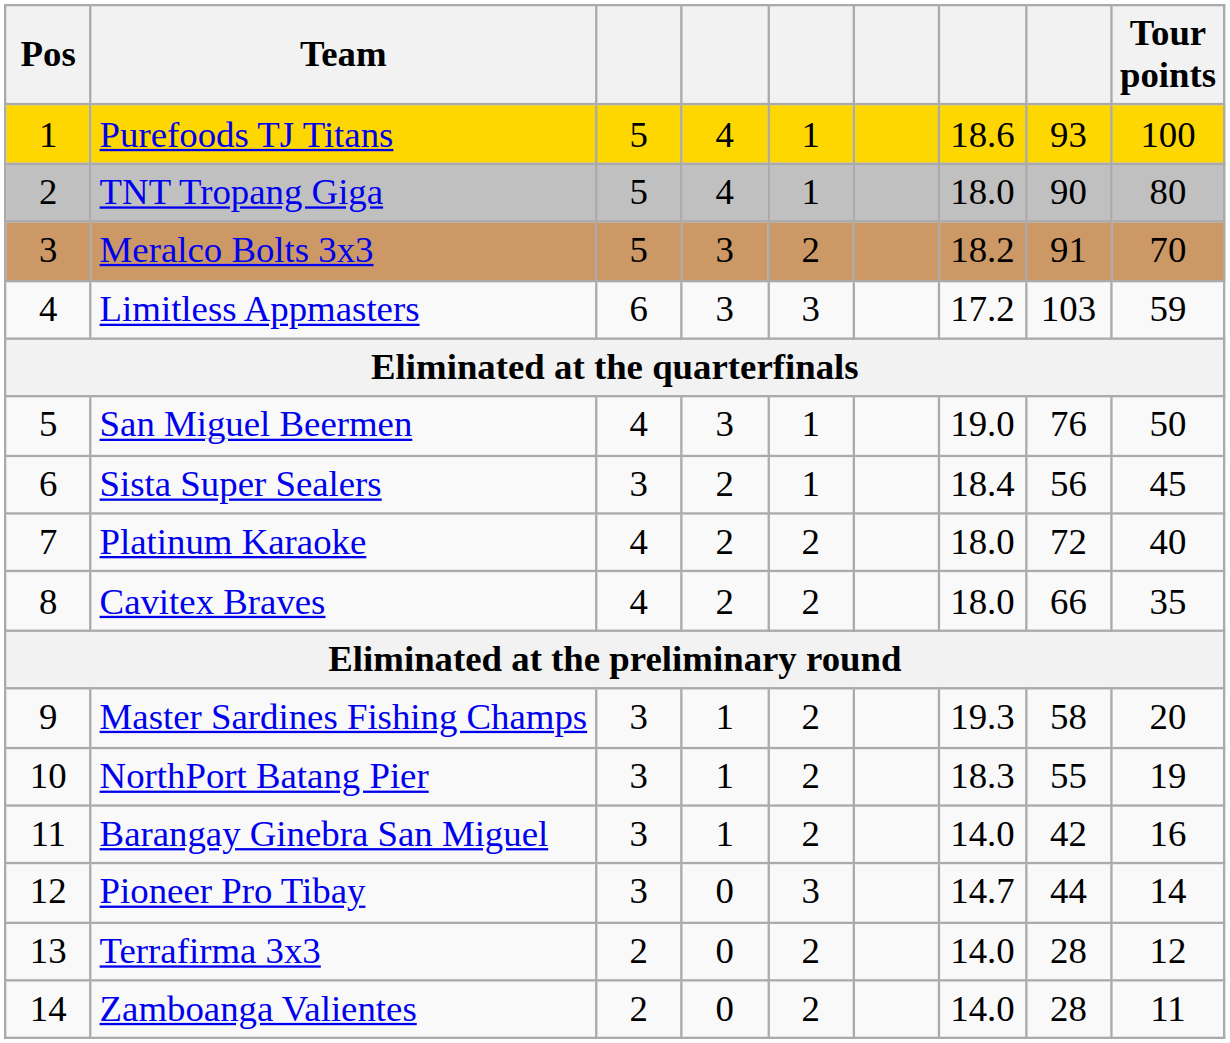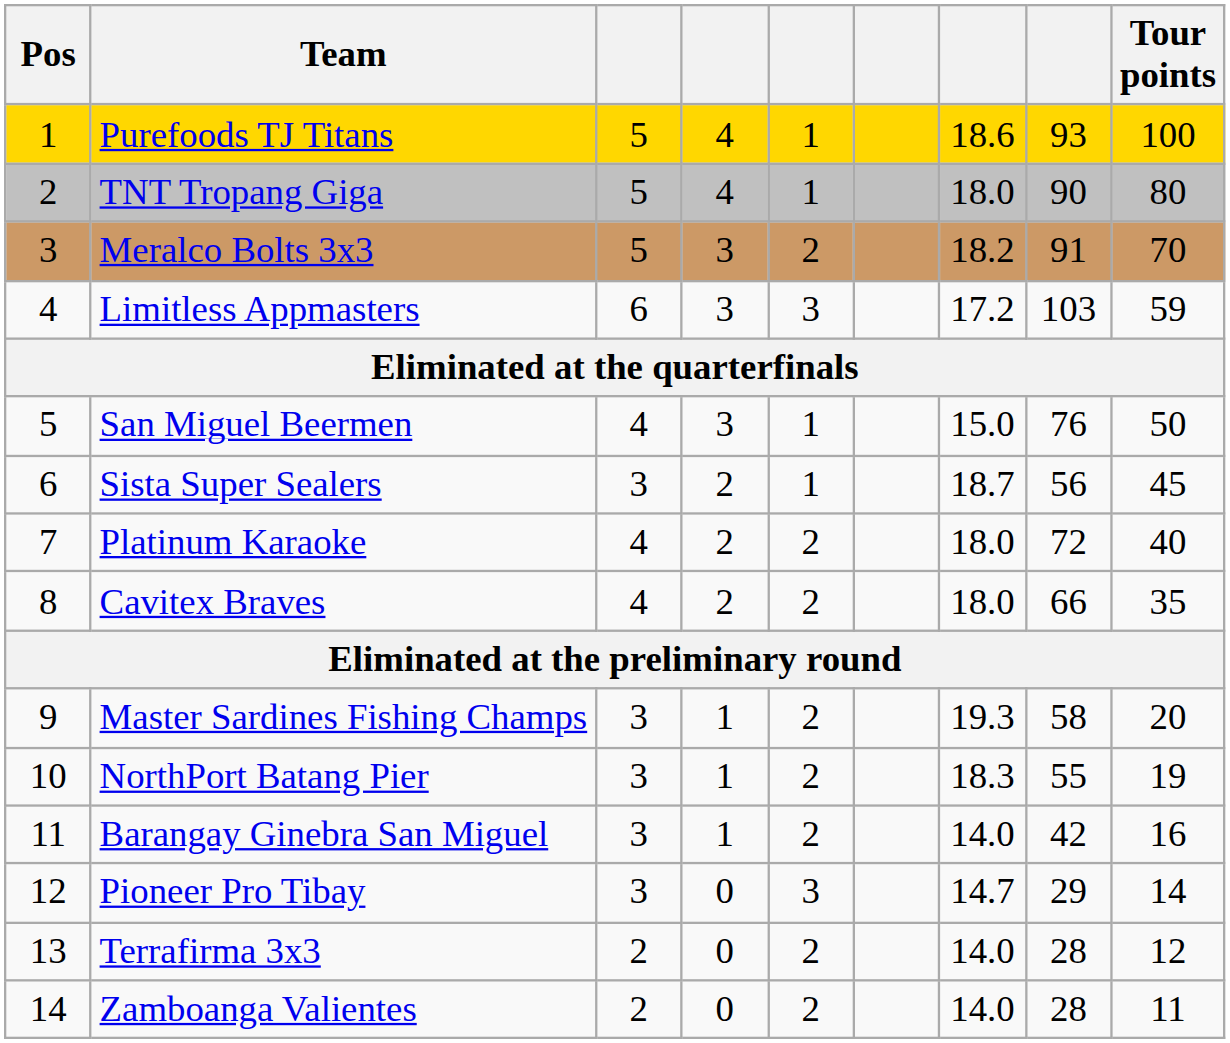(983, 425) 19.0 -> (983, 425) 15.0
(983, 483) 18.4 -> (983, 483) 18.7
(1068, 892) 44 -> (1068, 892) 29
